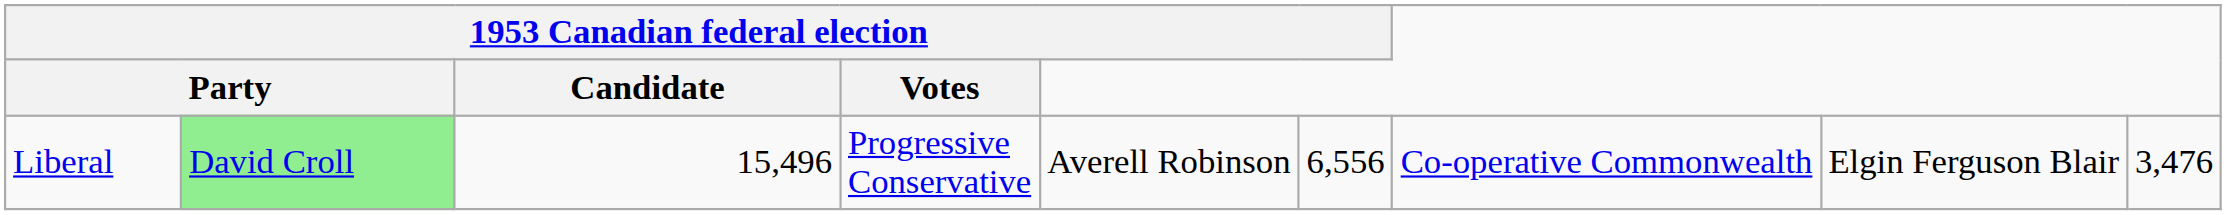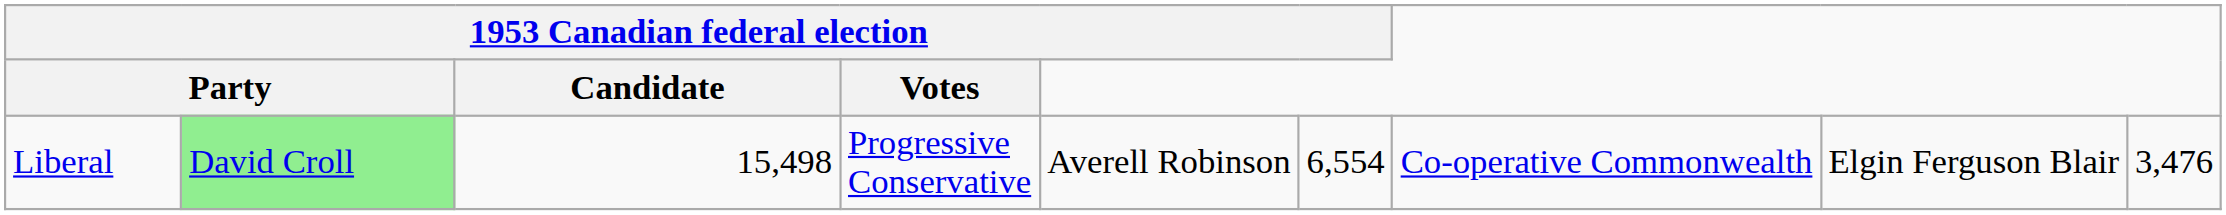(784, 161) 15,496 -> (784, 161) 15,498
(1346, 161) 6,556 -> (1346, 161) 6,554
